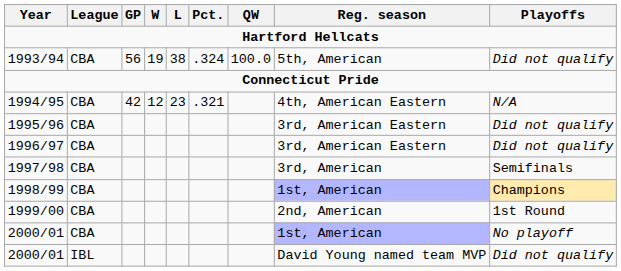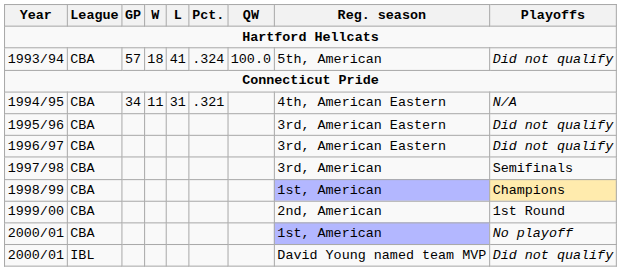(133, 59) 56 -> (133, 59) 57
(155, 59) 19 -> (155, 59) 18
(178, 59) 38 -> (178, 59) 41
(133, 103) 42 -> (133, 103) 34
(155, 103) 12 -> (155, 103) 11
(178, 103) 23 -> (178, 103) 31
